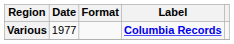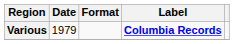(64, 30) 1977 -> (64, 30) 1979
